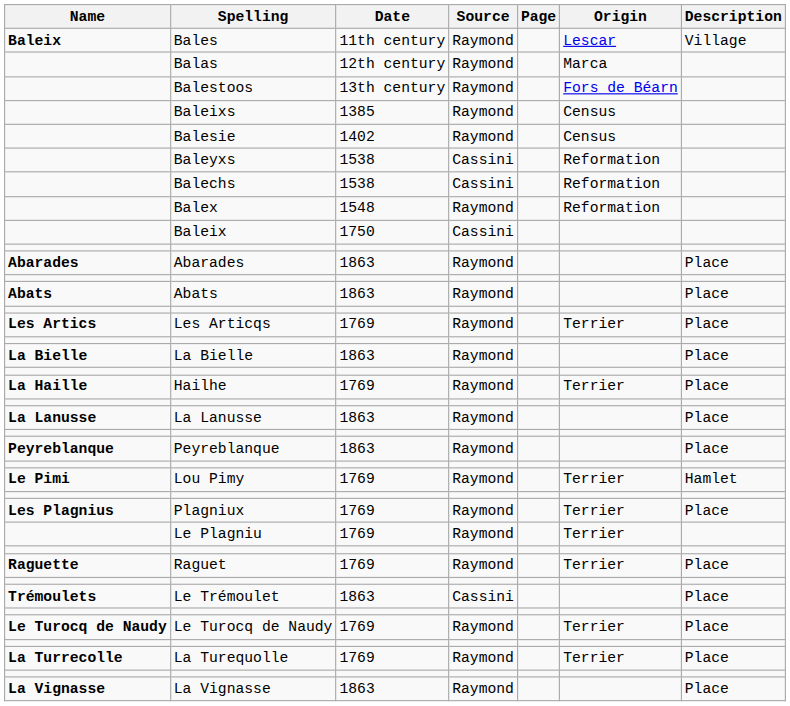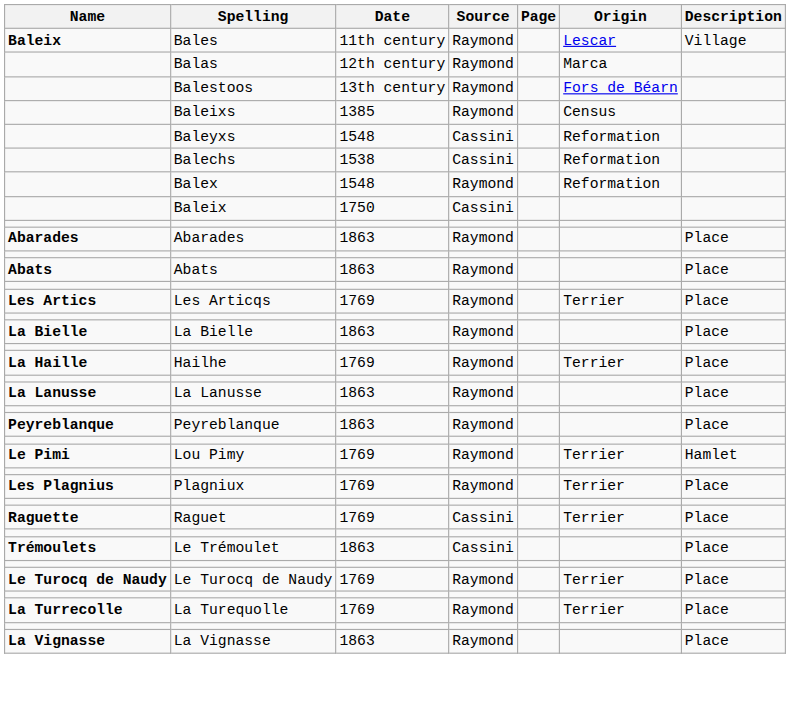- row: (87, 136)
(357, 160) 1538 -> (357, 136) 1548
- row: (87, 534)
(483, 565) Raymond -> (483, 517) Cassini
